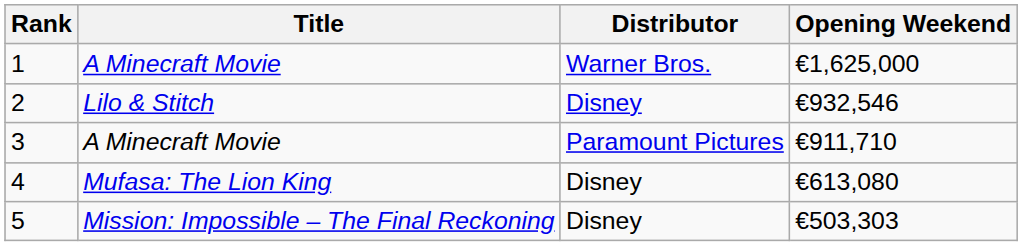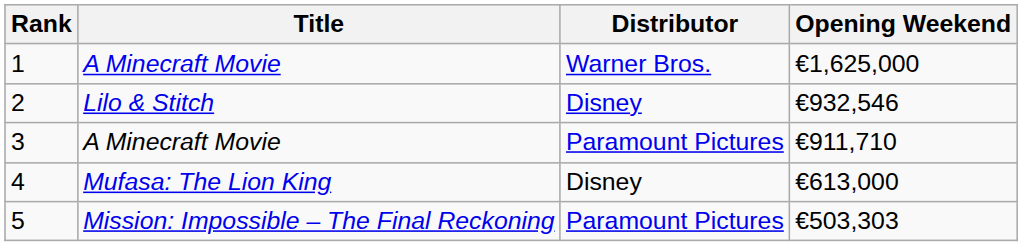(847, 181) €613,080 -> (847, 181) €613,000
(604, 220) Disney -> (675, 220) Paramount Pictures
